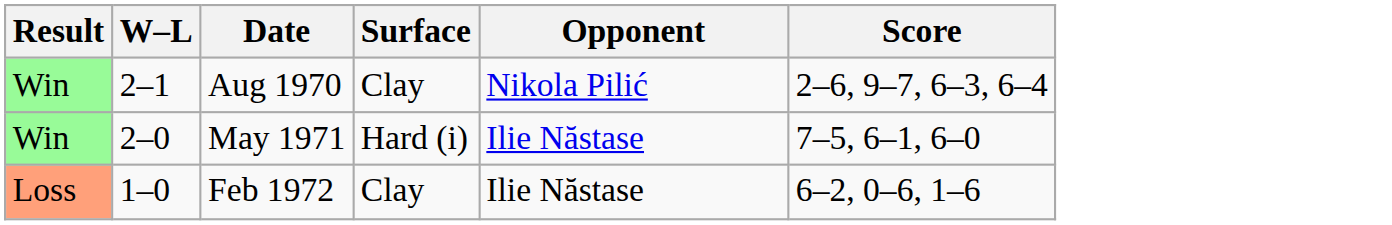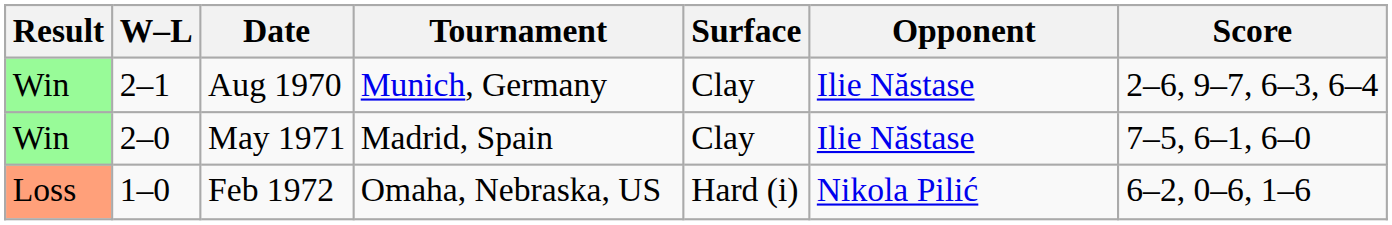+ column: (518, 31)
(567, 84) Nikola Pilić -> (896, 84) Ilie Năstase
(414, 137) Hard (i) -> (723, 137) Clay
(392, 191) Clay -> (745, 191) Hard (i)
(565, 191) Ilie Năstase -> (898, 191) Nikola Pilić
